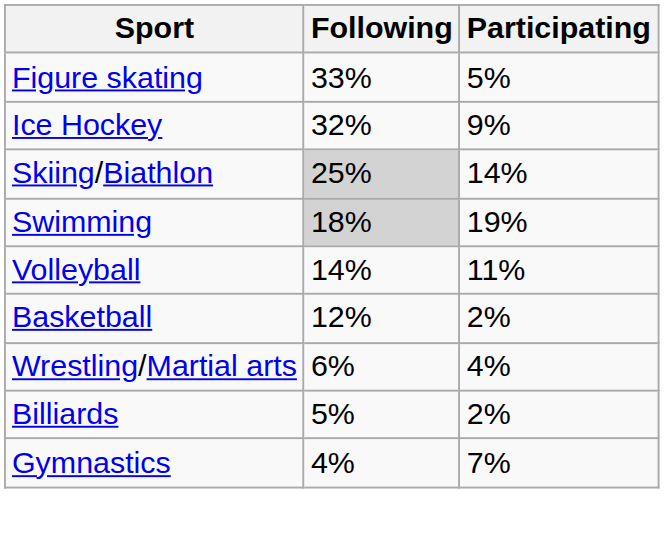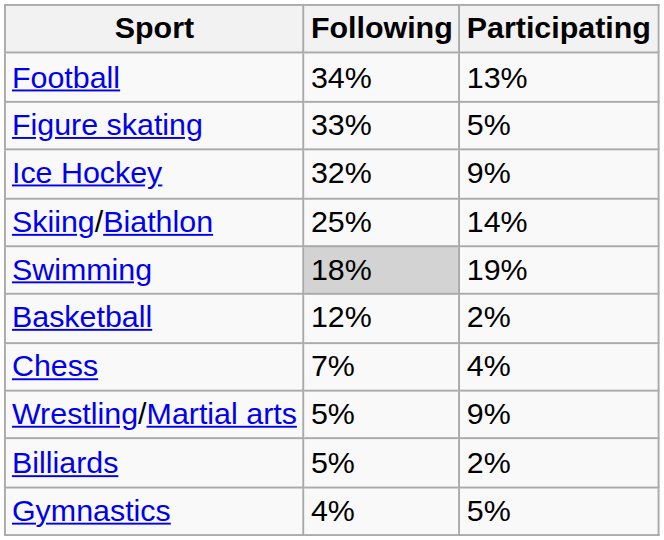+ row: (66, 76)
(341, 173) lightgrey background -> (341, 221) no background
- row: (76, 269)
+ row: (55, 366)
(333, 366) 6% -> (333, 414) 5%
(489, 366) 4% -> (489, 414) 9%
(489, 462) 7% -> (489, 510) 5%
